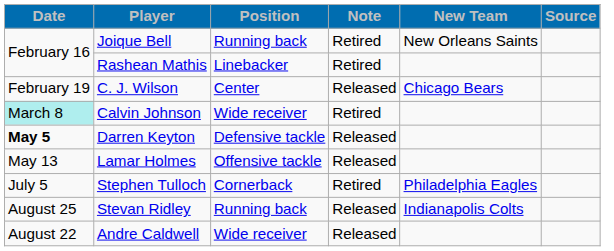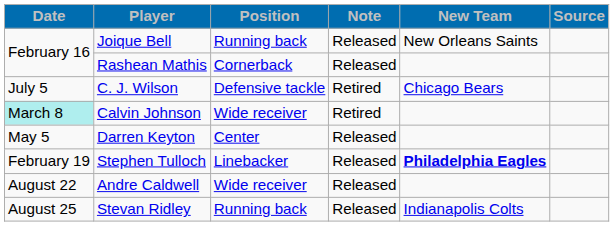(357, 40) Retired -> (364, 40) Released
(251, 64) Linebacker -> (253, 64) Cornerback
(357, 64) Retired -> (364, 64) Released
(49, 88) February 19 -> (28, 88) July 5
(237, 88) Center -> (270, 88) Defensive tackle
(364, 88) Released -> (357, 88) Retired
(29, 137) bold -> (29, 137) normal
(270, 137) Defensive tackle -> (237, 137) Center
- row: (146, 161)
(28, 185) July 5 -> (49, 161) February 19
(253, 185) Cornerback -> (251, 161) Linebacker
(357, 185) Retired -> (364, 161) Released
(470, 185) normal -> (475, 161) bold
rows swapped: (148, 233) <-> (144, 209)
